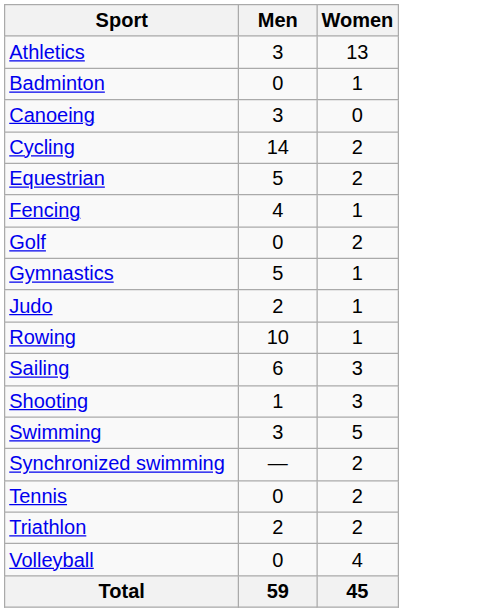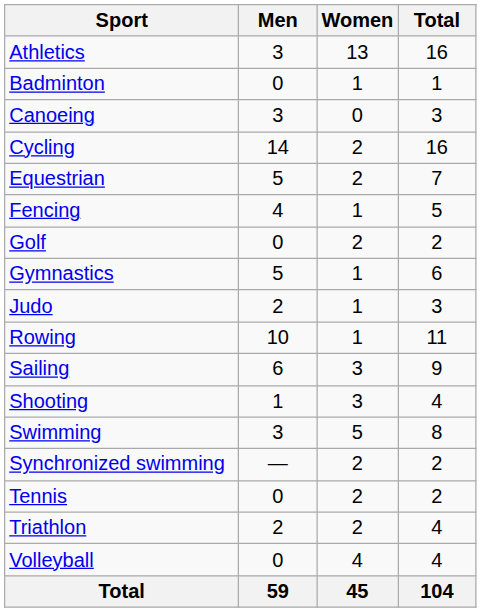+ column: (437, 20)
